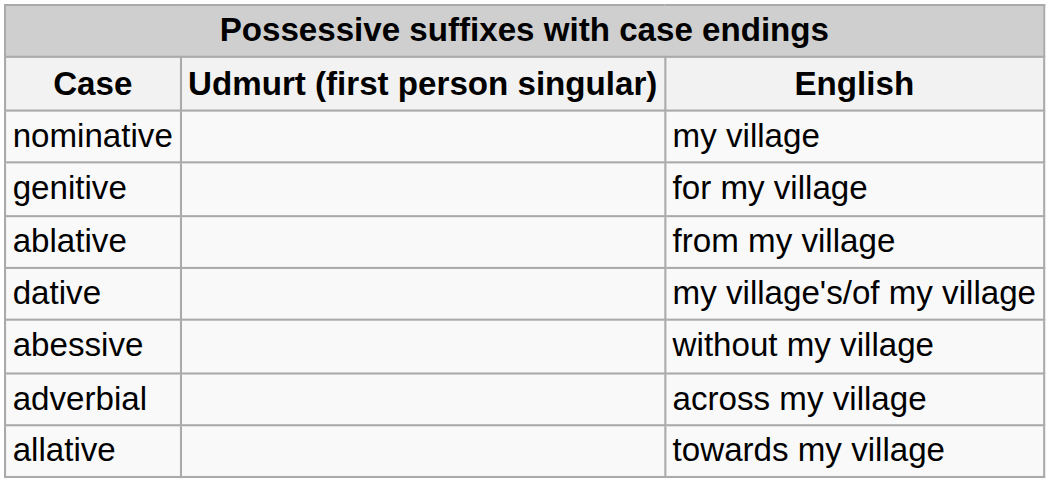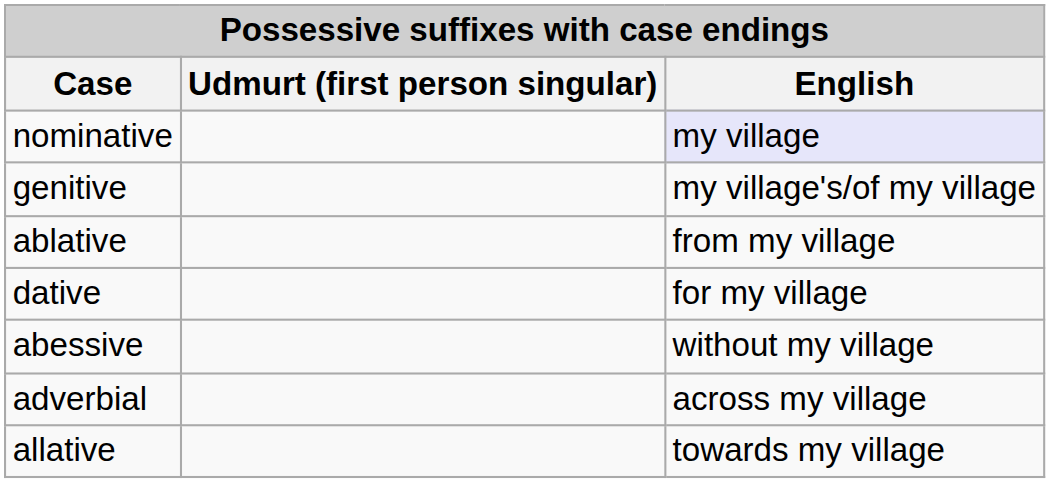(746, 135) no background -> (746, 135) lavender background
(770, 188) for my village -> (854, 188) my village's/of my village
(854, 293) my village's/of my village -> (770, 293) for my village
